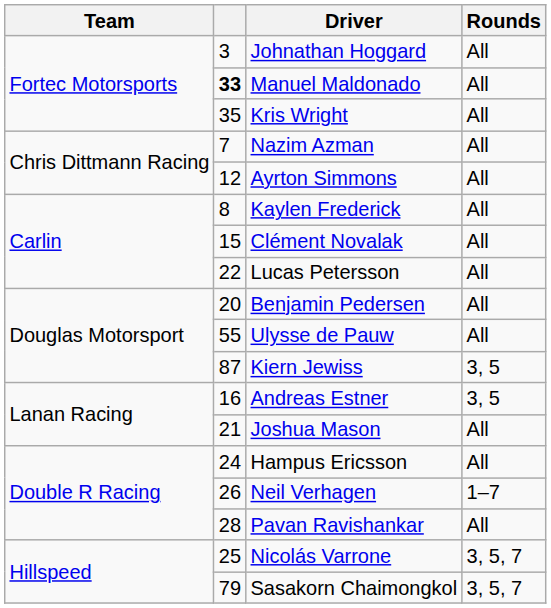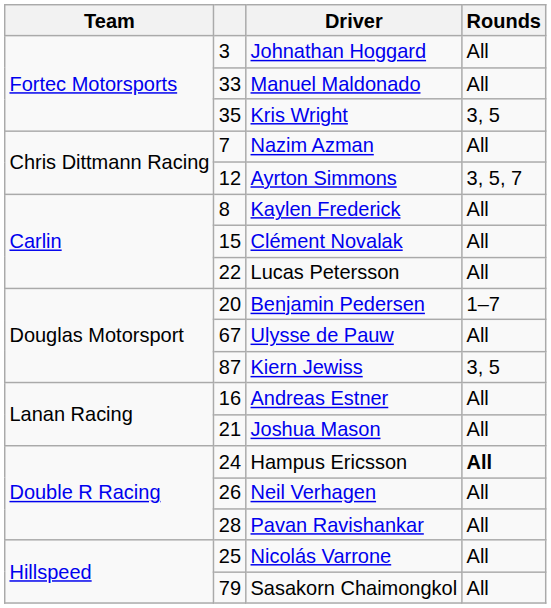(230, 83) bold -> (230, 83) normal
(478, 115) All -> (483, 115) 3, 5
(478, 178) All -> (494, 178) 3, 5, 7
(478, 304) All -> (483, 304) 1–7
(230, 335) 55 -> (230, 335) 67
(483, 398) 3, 5 -> (478, 398) All
(478, 461) normal -> (479, 461) bold
(483, 493) 1–7 -> (478, 493) All
(494, 556) 3, 5, 7 -> (478, 556) All
(494, 587) 3, 5, 7 -> (478, 587) All
